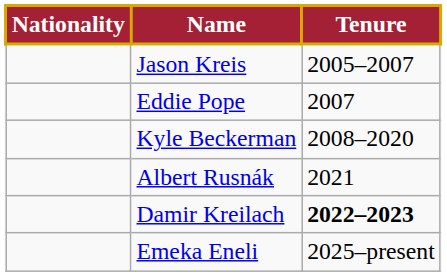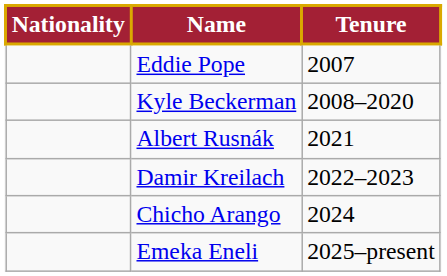- row: (191, 63)
(360, 214) bold -> (360, 176) normal
+ row: (209, 214)
